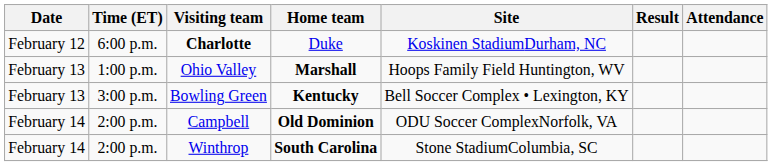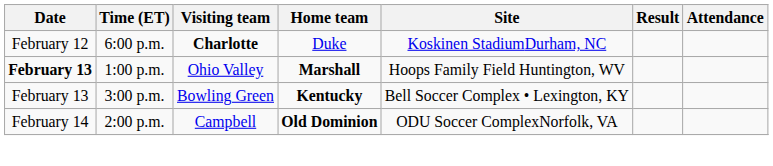(47, 69) normal -> (50, 69) bold
- row: (218, 148)
